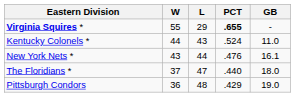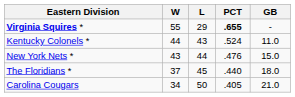(270, 56) 16.1 -> (270, 56) 15.0
(202, 71) 47 -> (202, 71) 45
- row: (46, 85)
+ row: (43, 85)
